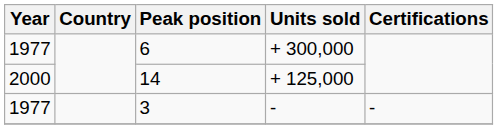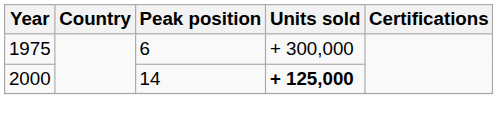(30, 49) 1977 -> (30, 49) 1975
(312, 78) normal -> (312, 78) bold
- row: (145, 108)
